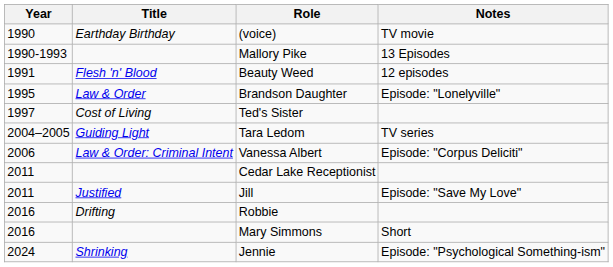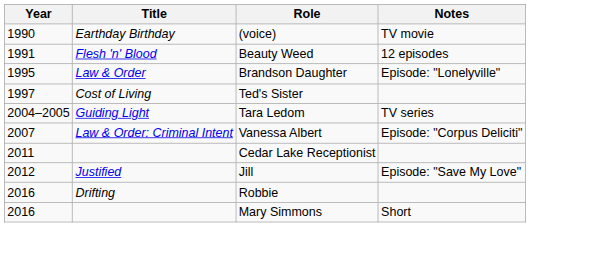- row: (273, 53)
(21, 152) 2006 -> (21, 133) 2007
(21, 192) 2011 -> (21, 172) 2012
- row: (257, 251)
